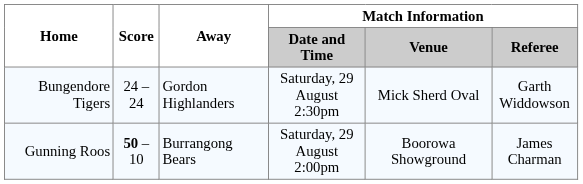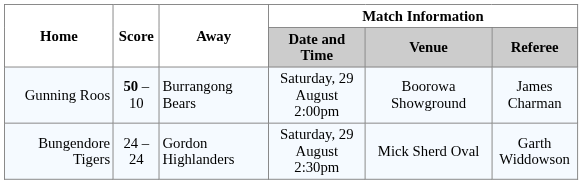rows swapped: (67, 151) <-> (74, 95)
